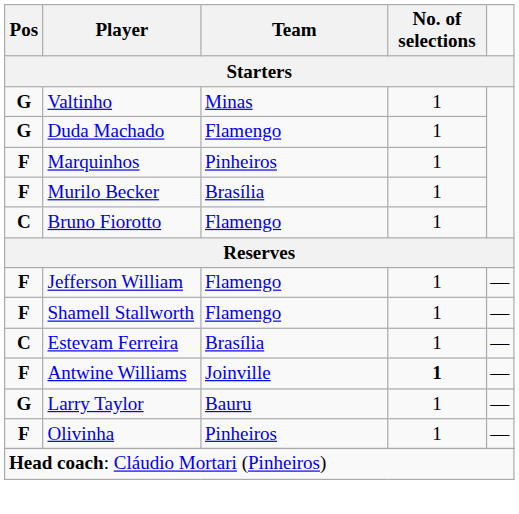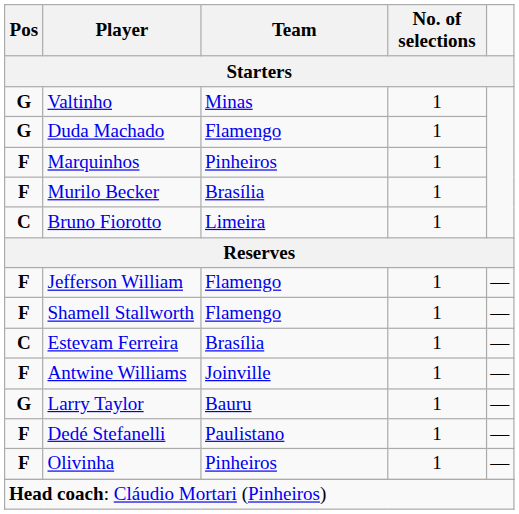(243, 222) Flamengo -> (235, 222) Limeira
(437, 373) bold -> (437, 373) normal
+ row: (106, 433)
